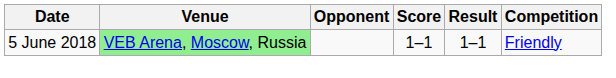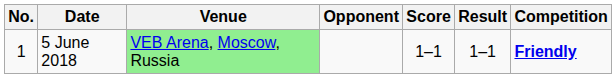+ column: (21, 17)
(533, 42) normal -> (546, 51) bold
